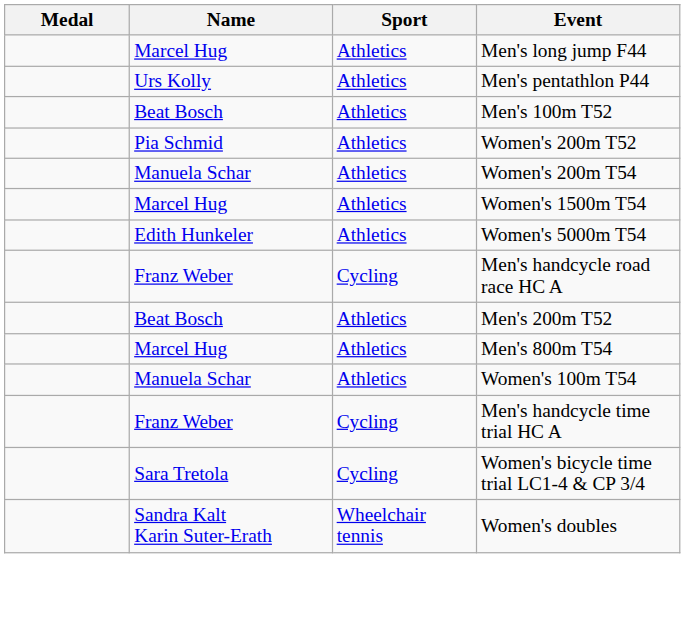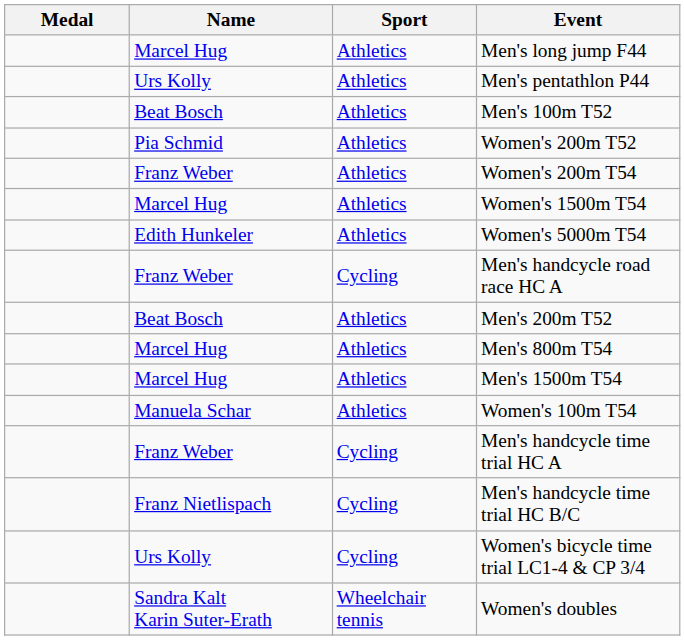(192, 173) Manuela Schar -> (183, 173) Franz Weber
+ row: (552, 379)
+ row: (566, 504)
(181, 473) Sara Tretola -> (173, 556) Urs Kolly
